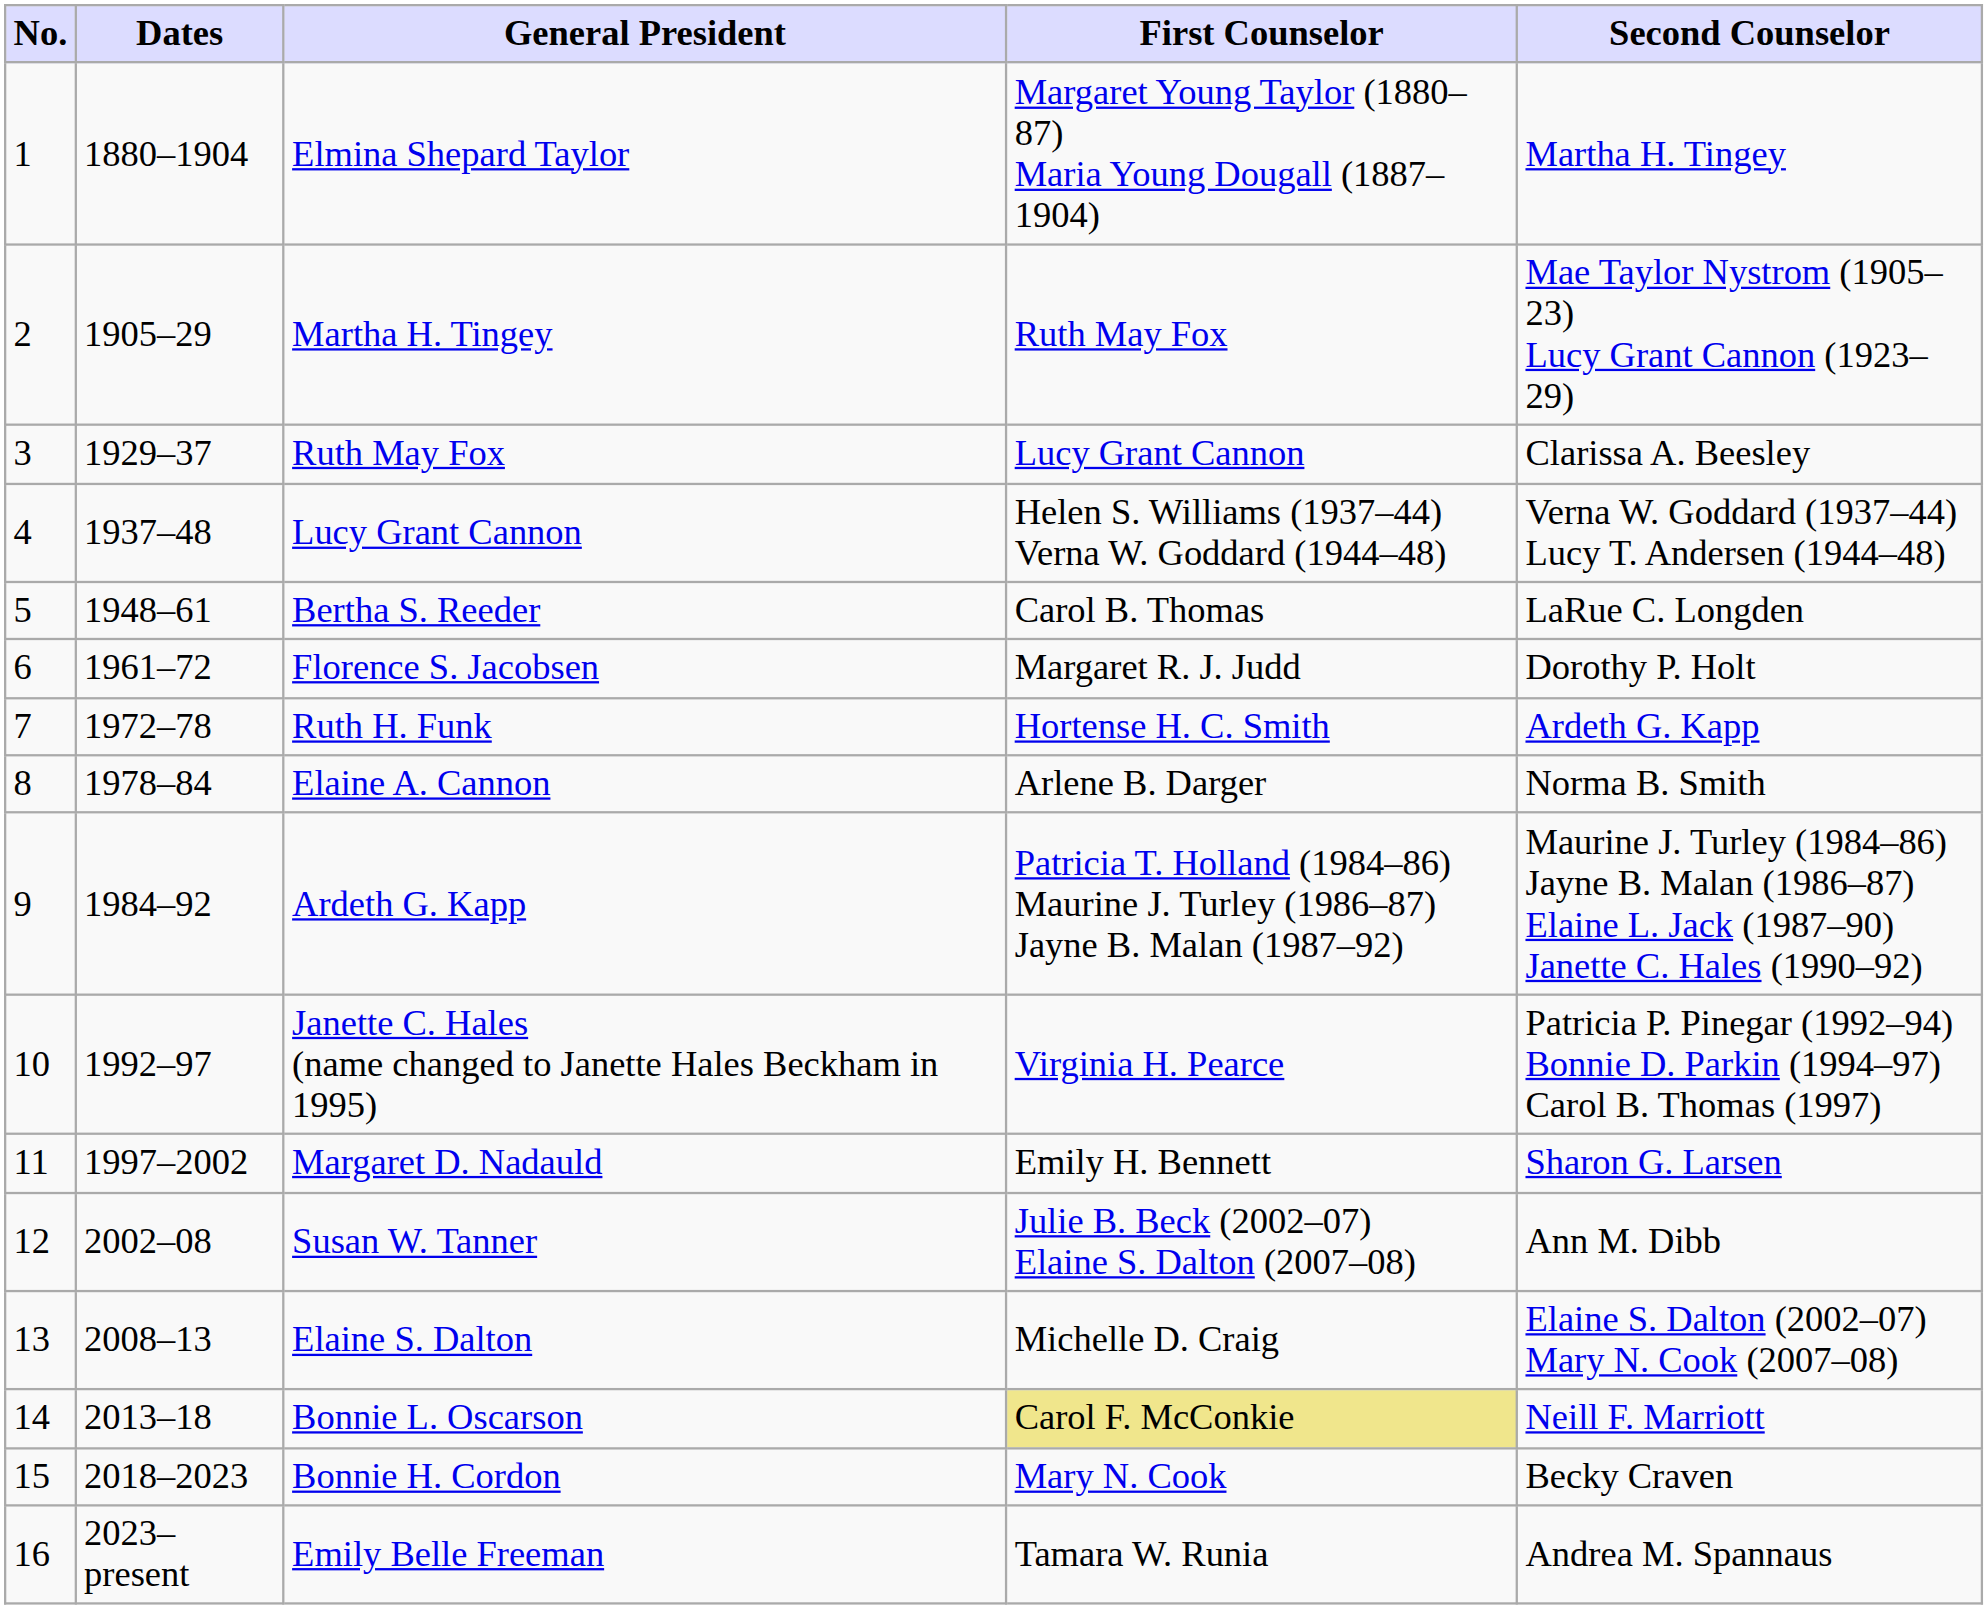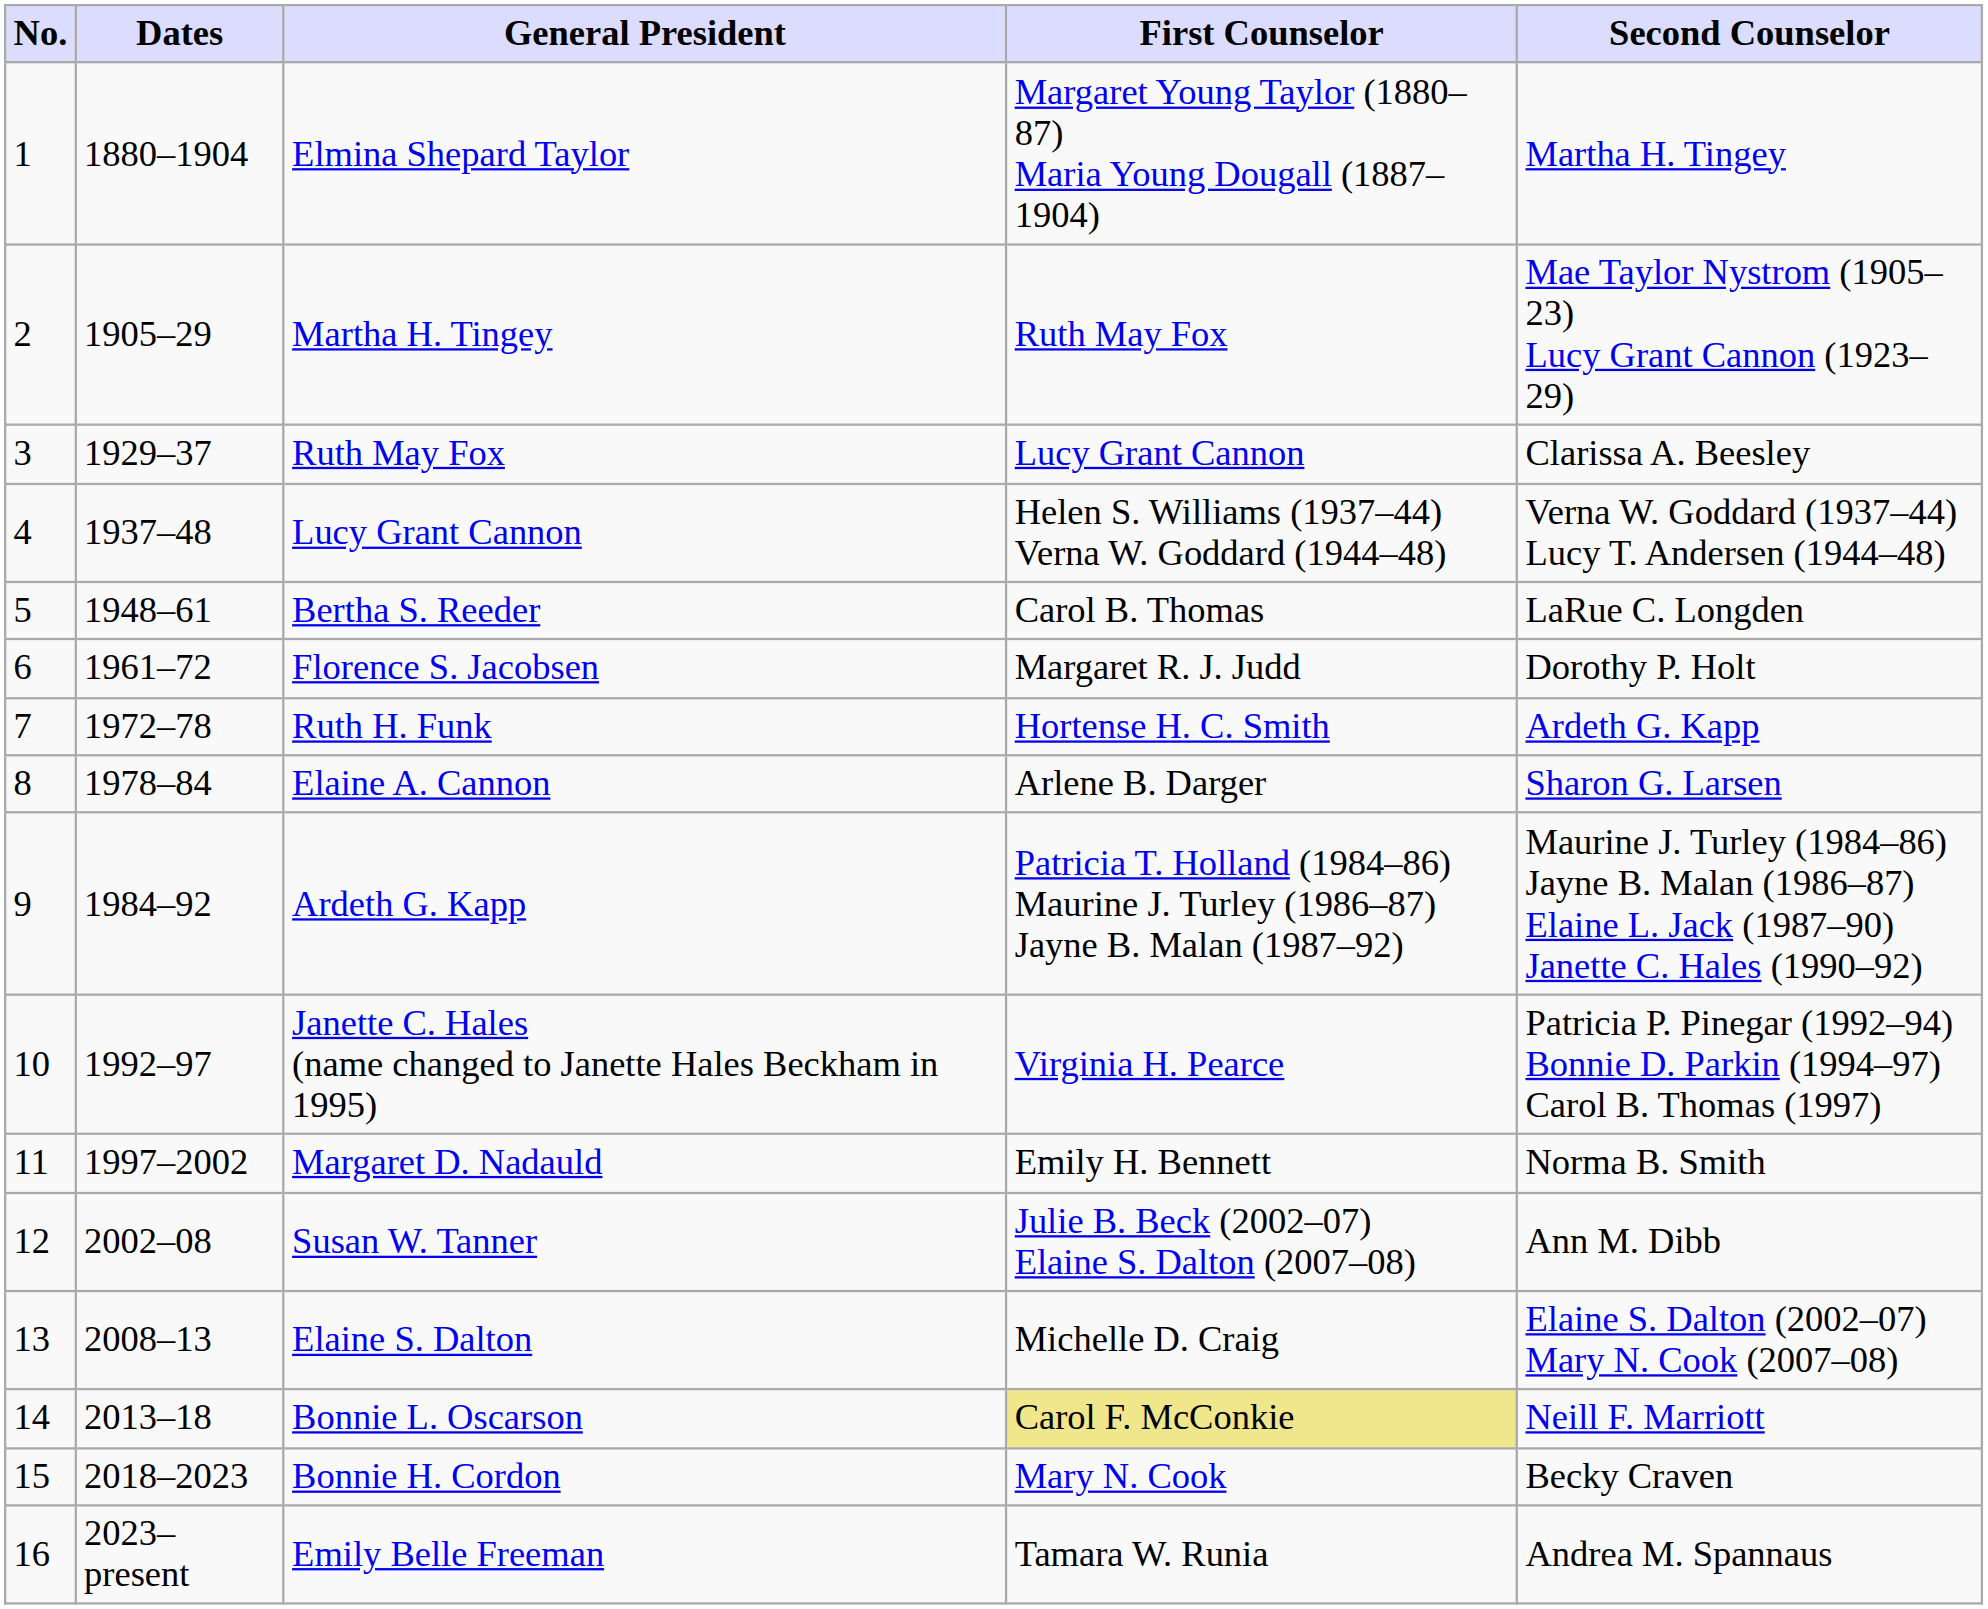(1646, 783) Norma B. Smith -> (1654, 783) Sharon G. Larsen
(1654, 1162) Sharon G. Larsen -> (1646, 1162) Norma B. Smith
